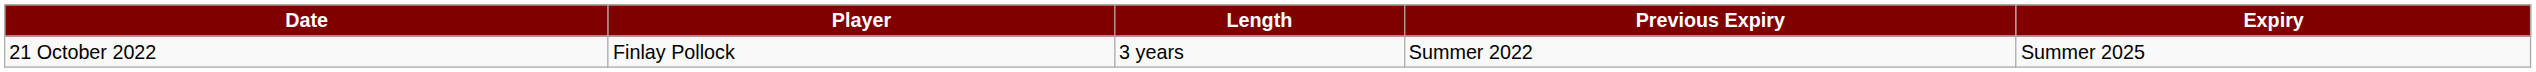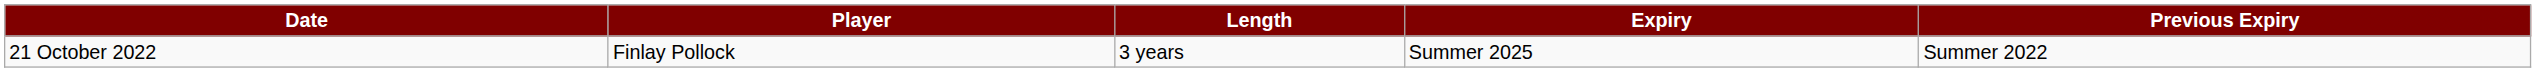columns swapped: (1710, 20) <-> (2274, 20)
